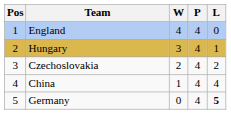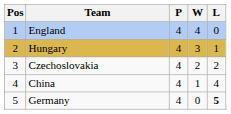columns swapped: (197, 13) <-> (179, 13)
